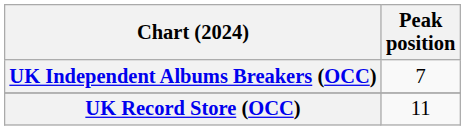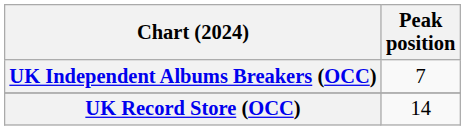(421, 108) 11 -> (421, 108) 14
